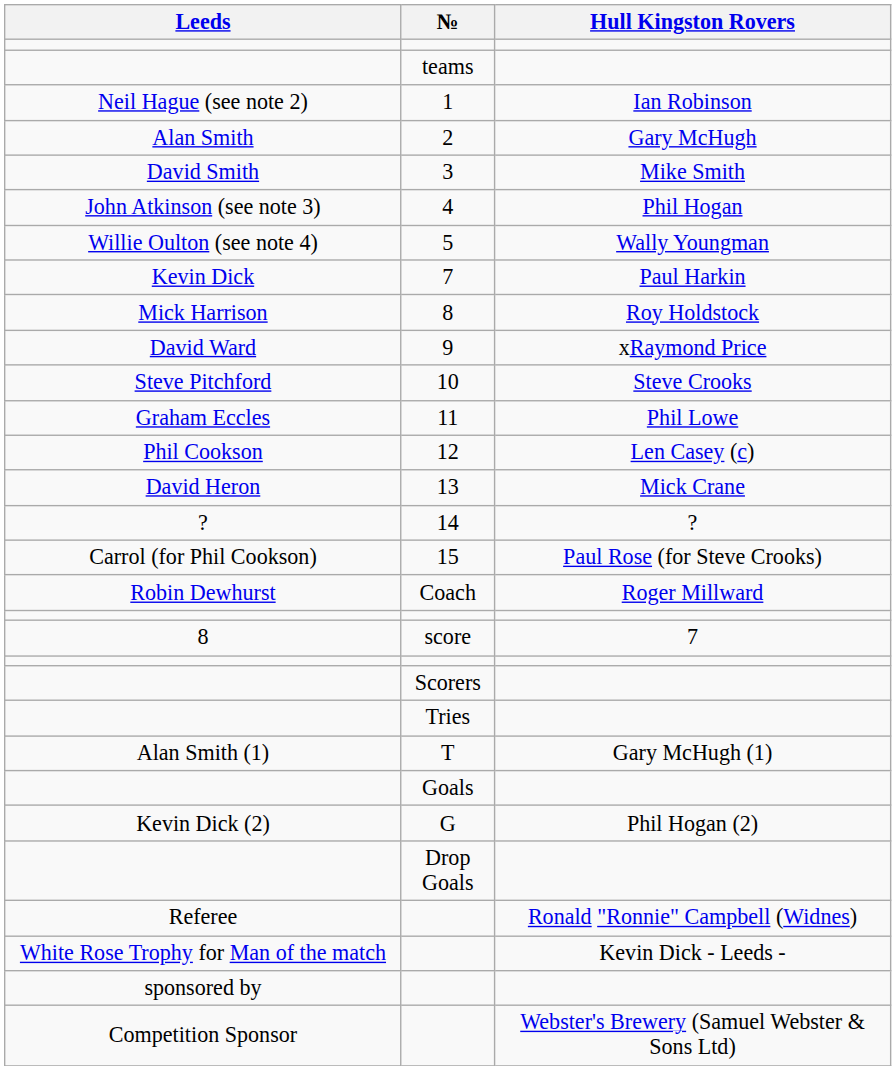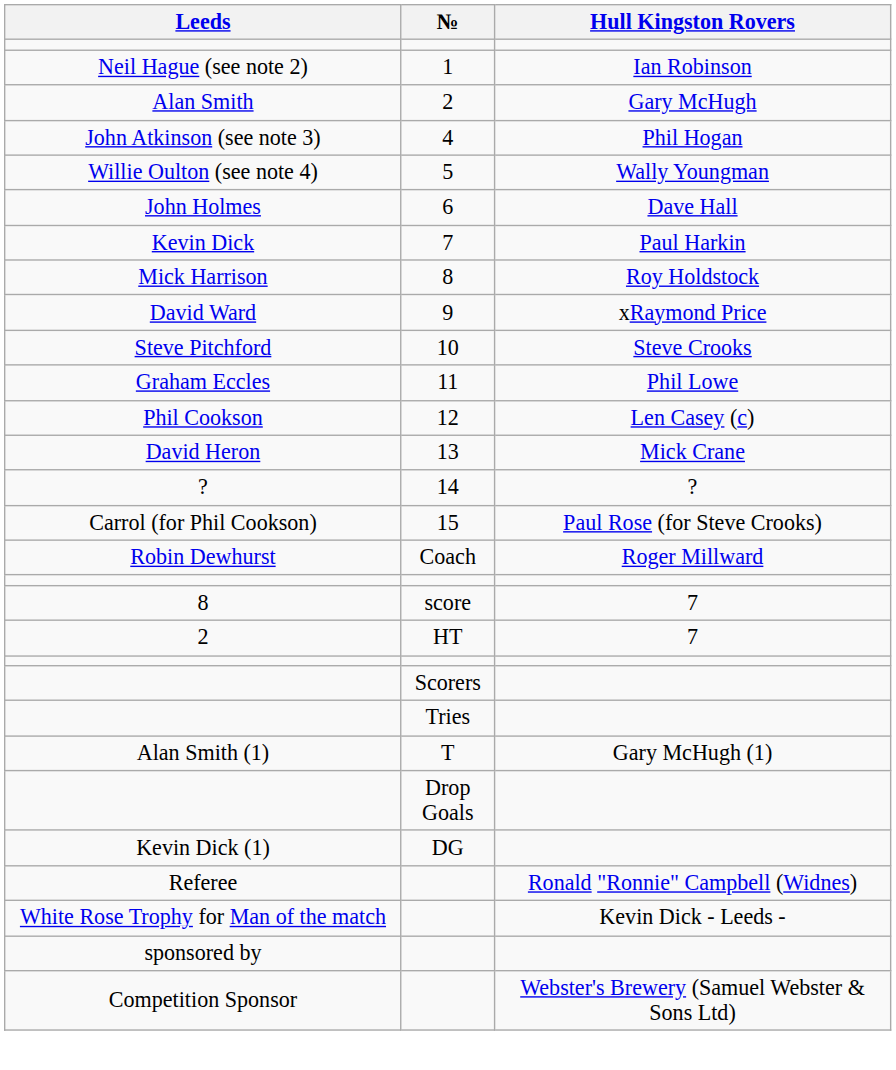- row: (203, 67)
- row: (203, 172)
+ row: (203, 207)
+ row: (203, 637)
- row: (203, 788)
- row: (203, 822)
+ row: (203, 847)
